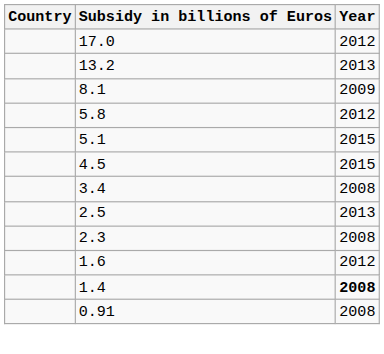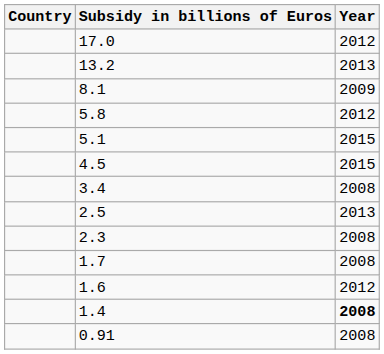+ row: (92, 263)
